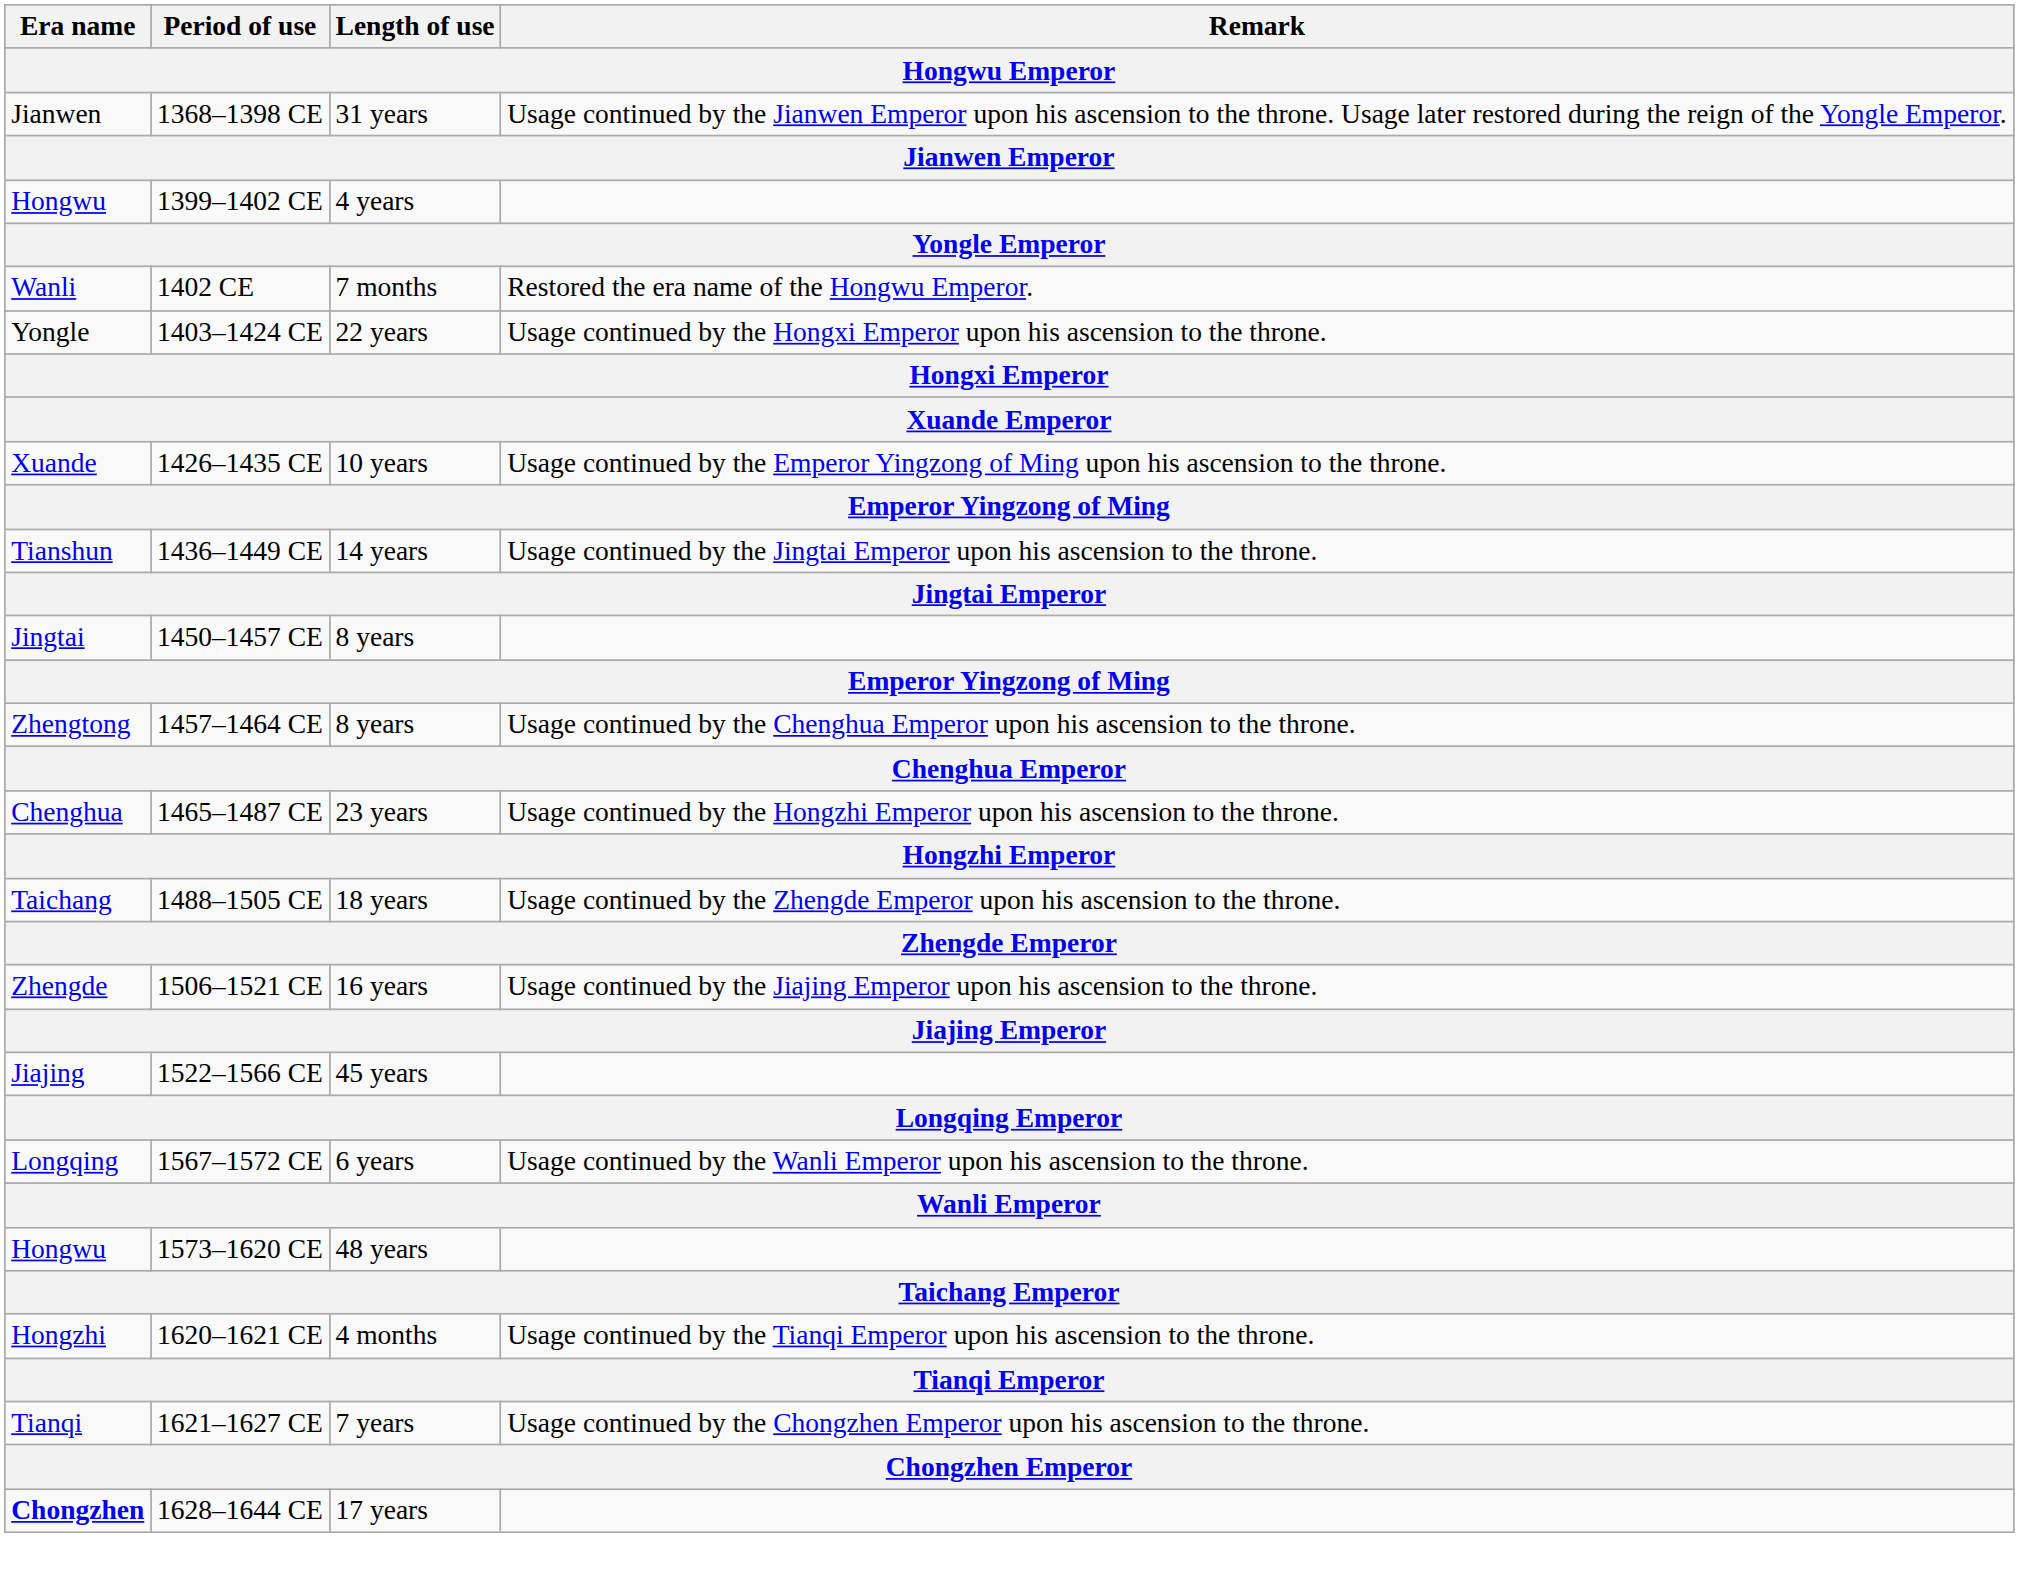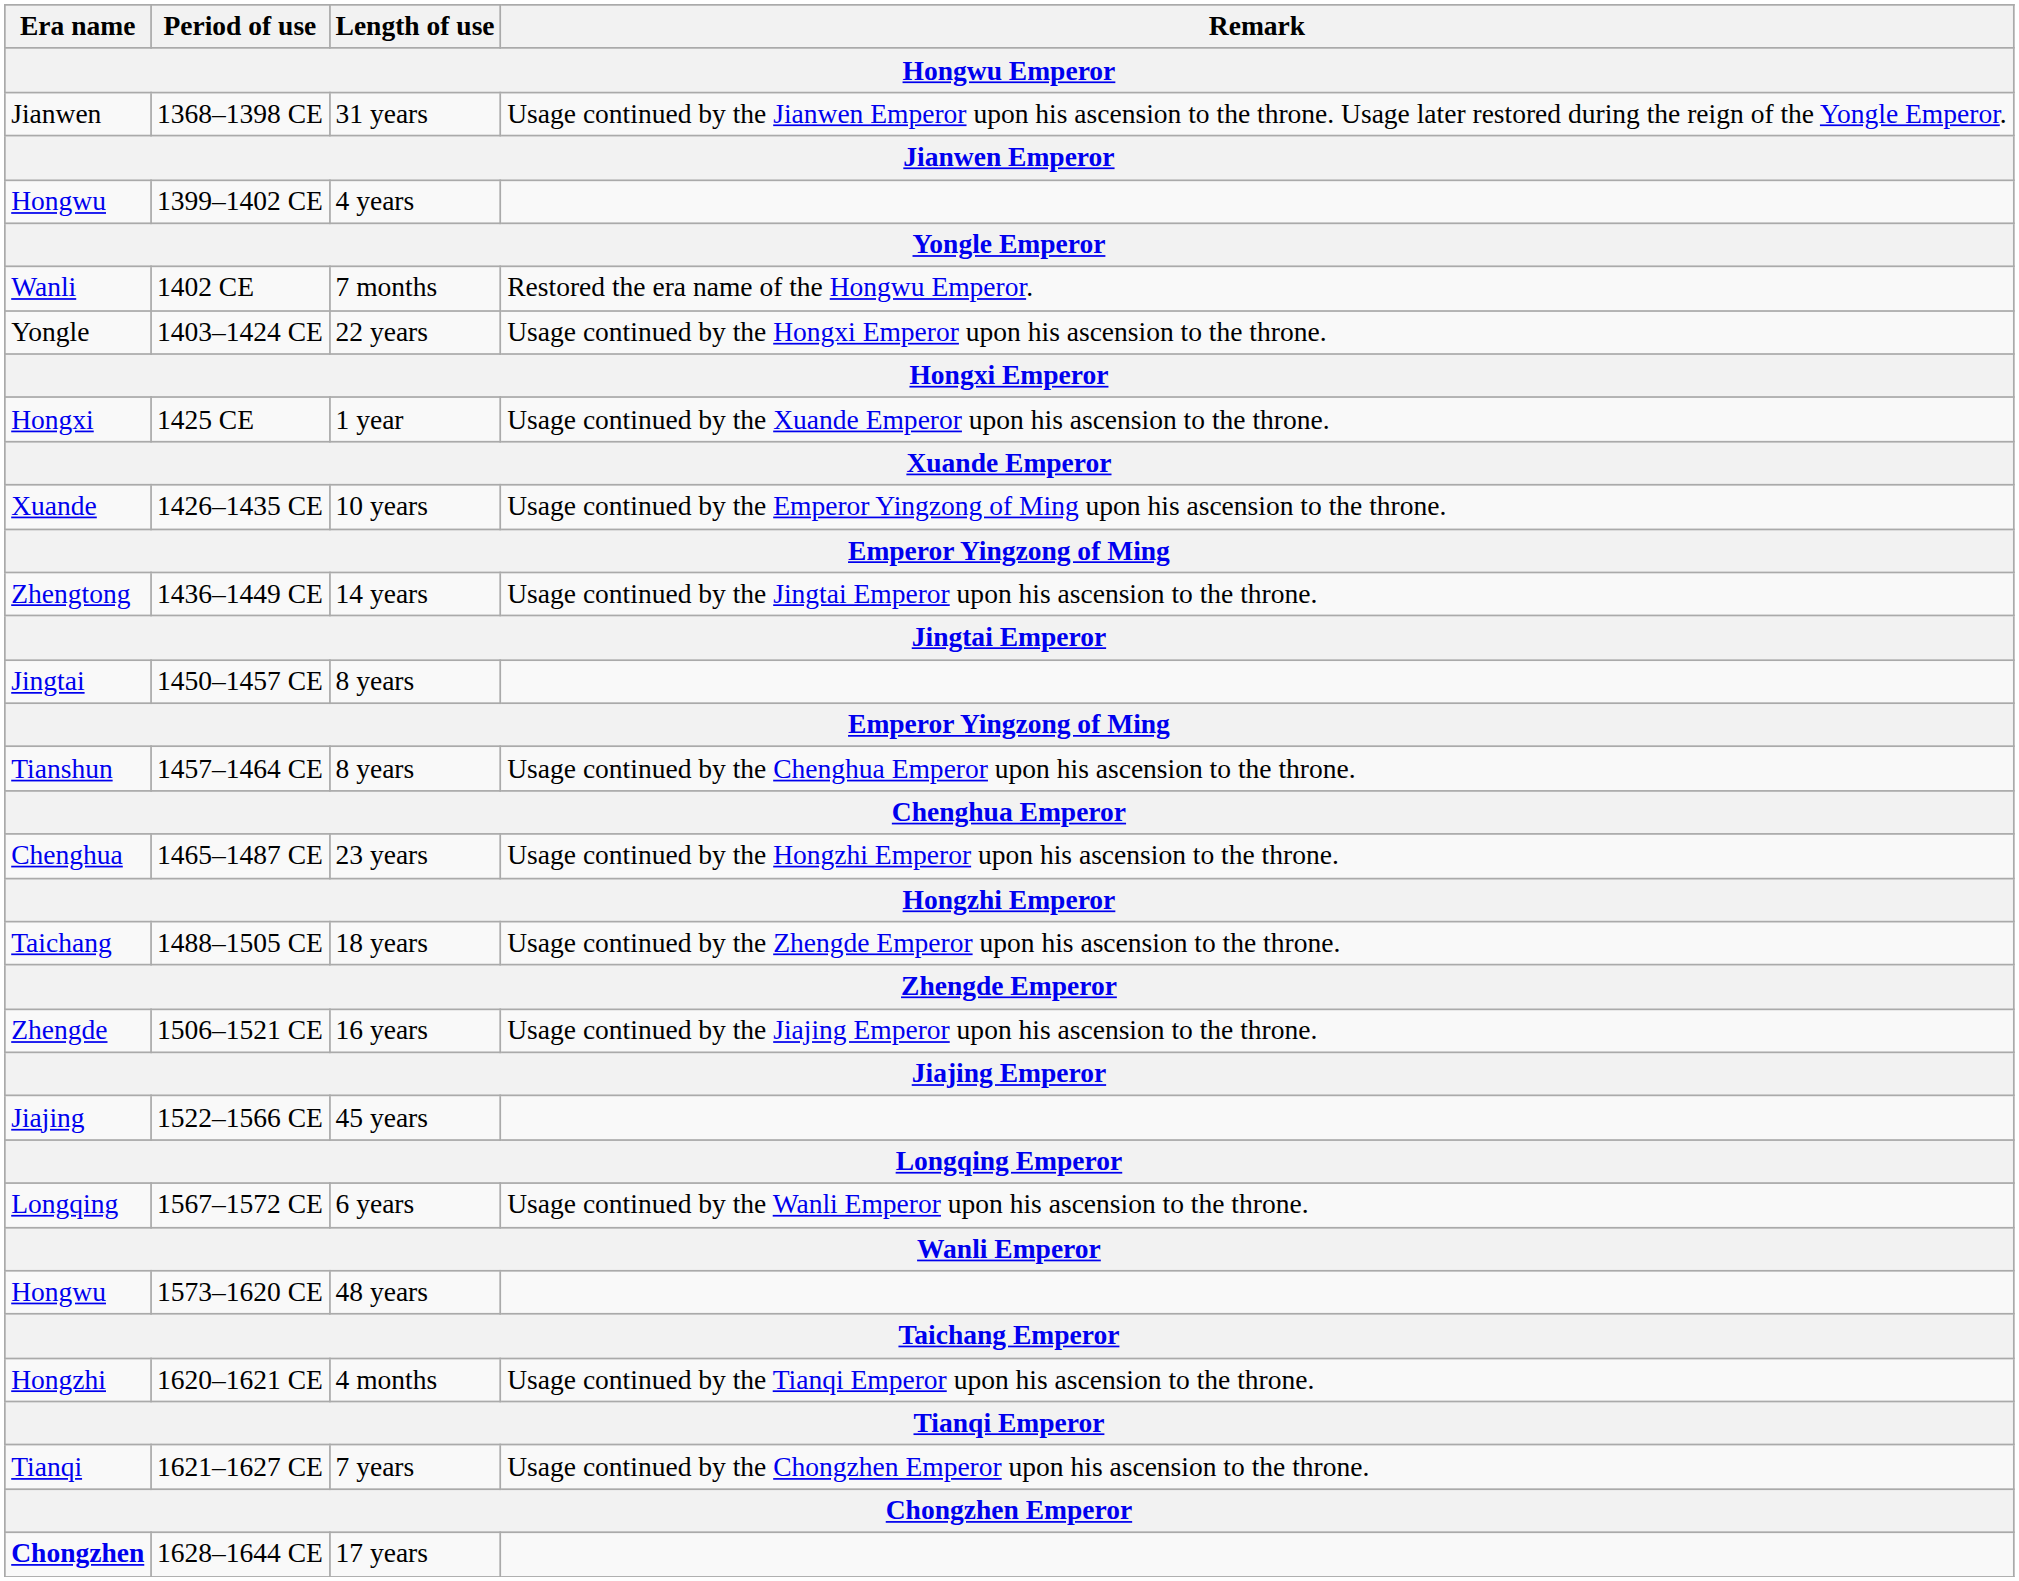+ row: (205, 419)
(62, 550) Tianshun -> (71, 593) Zhengtong
(71, 724) Zhengtong -> (62, 768) Tianshun
